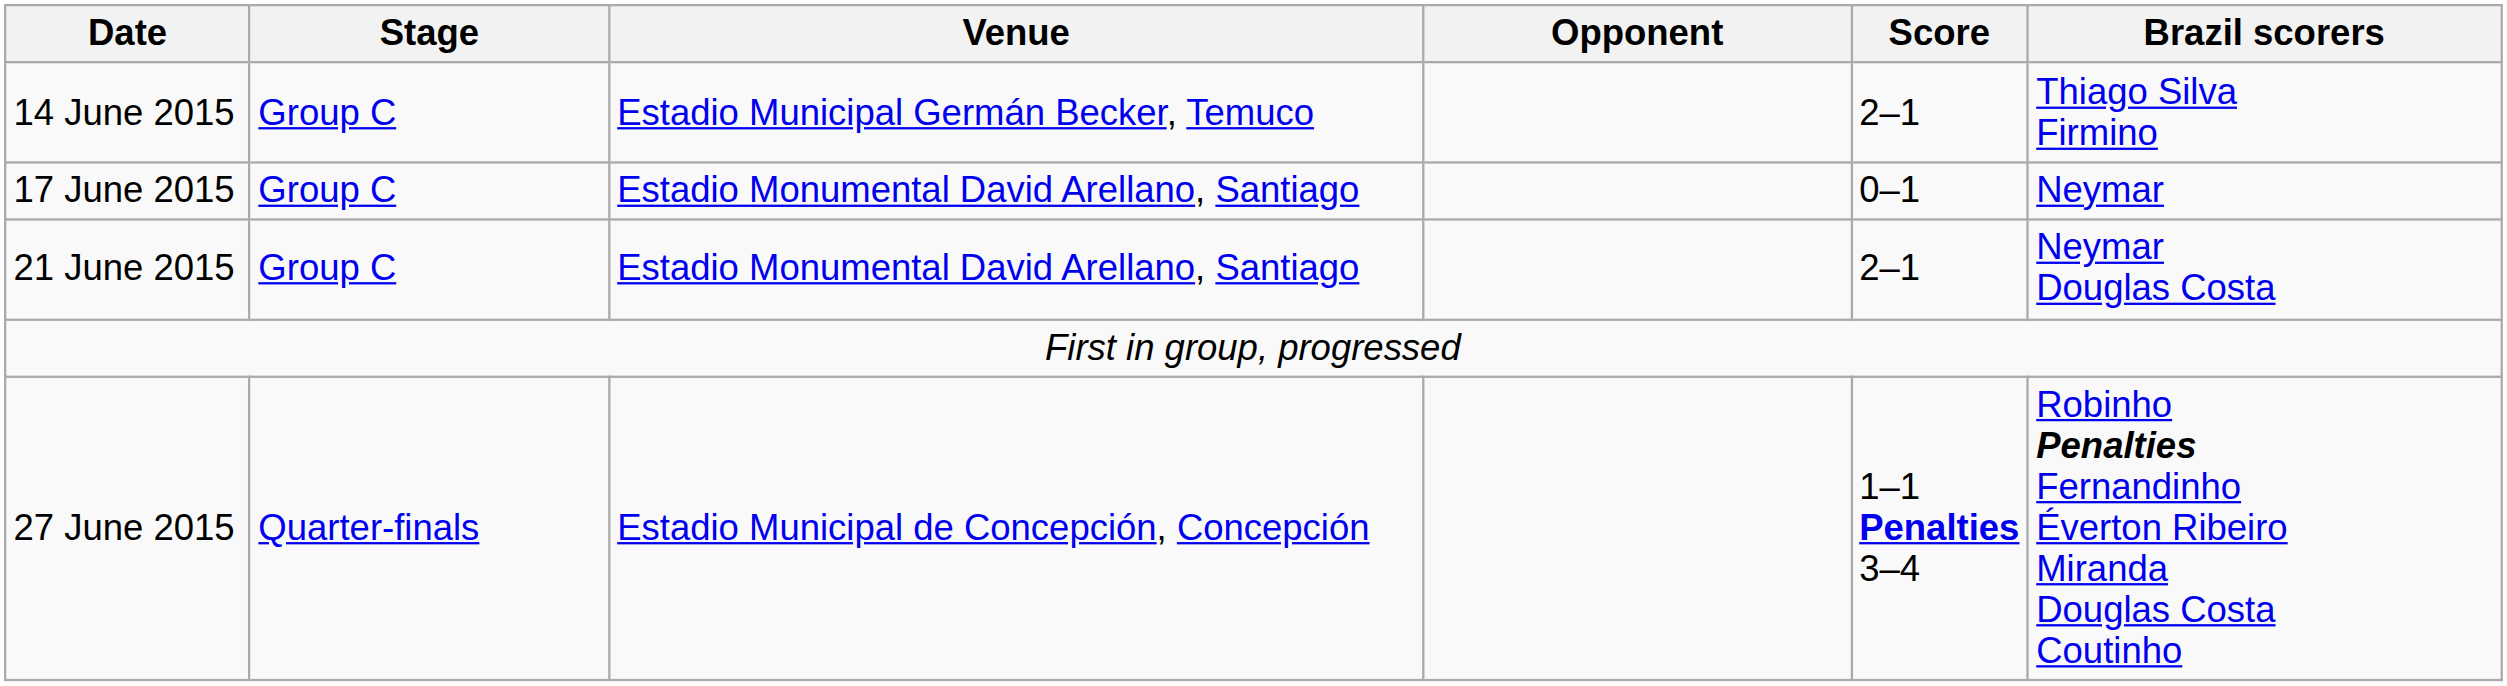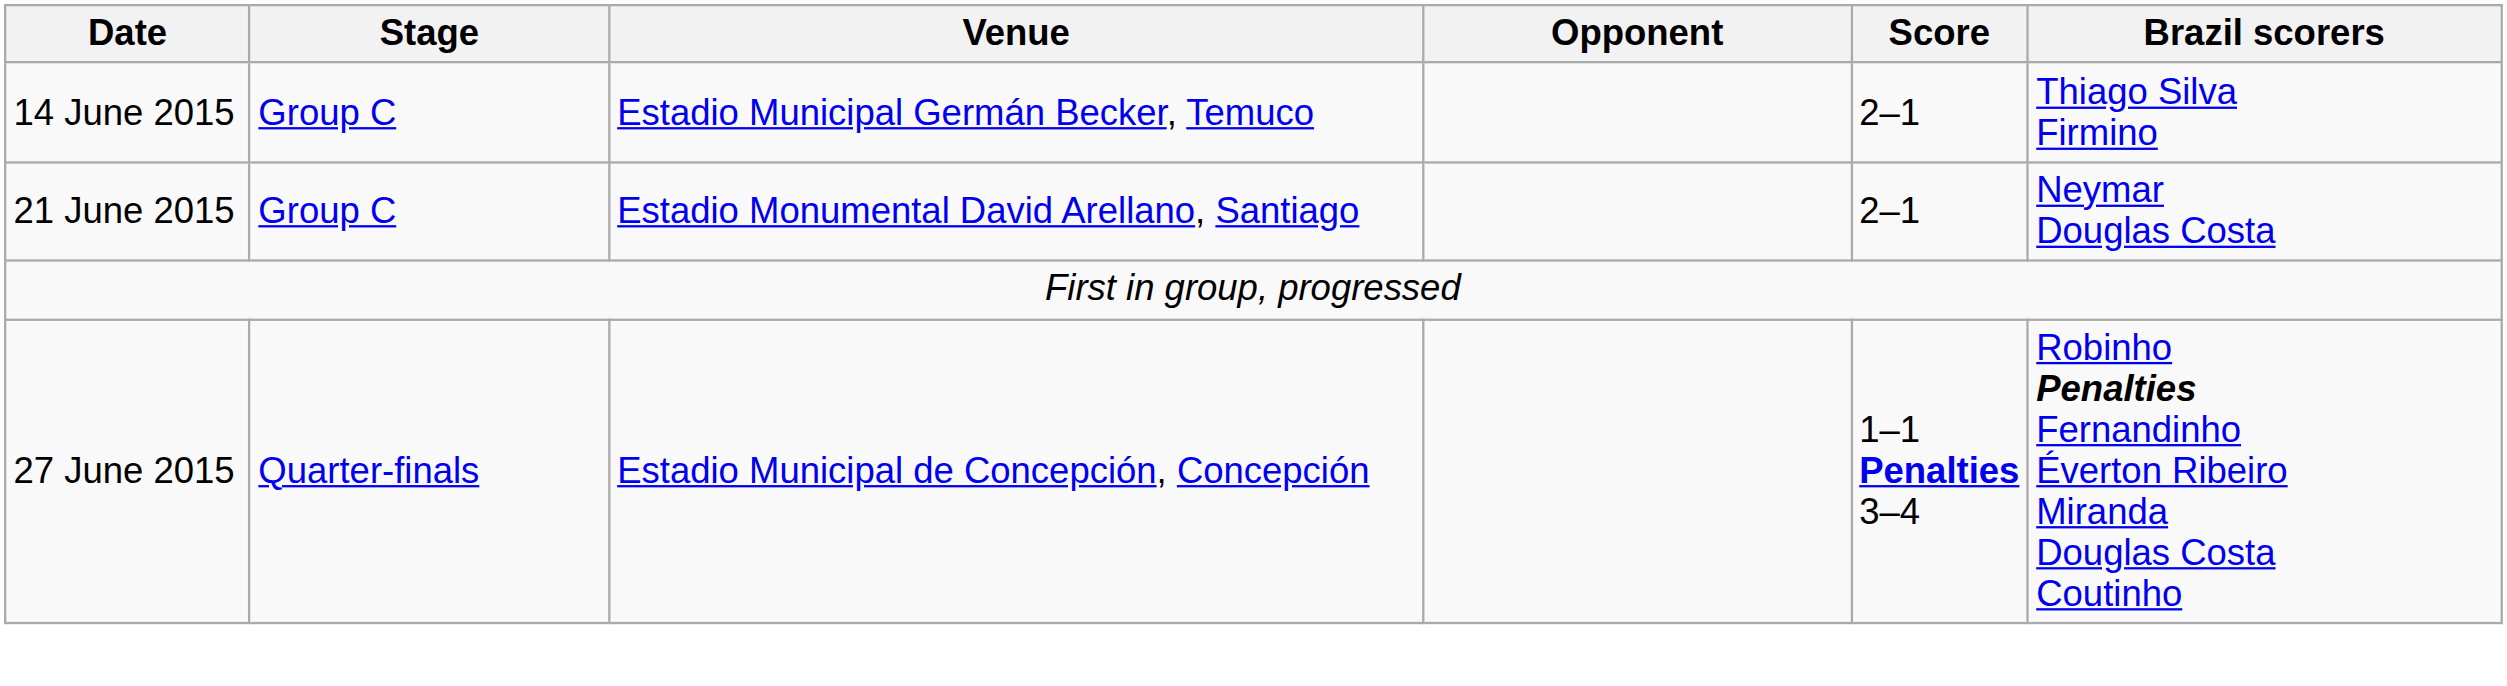- row: (124, 190)
